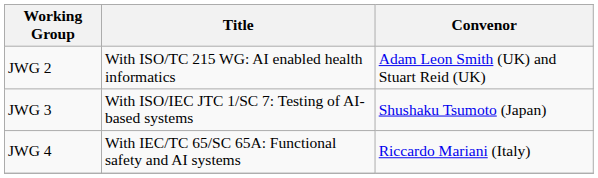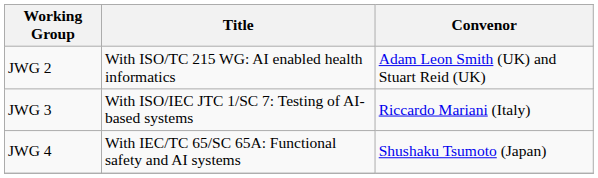(463, 109) Shushaku Tsumoto (Japan) -> (455, 109) Riccardo Mariani (Italy)
(455, 151) Riccardo Mariani (Italy) -> (463, 151) Shushaku Tsumoto (Japan)
